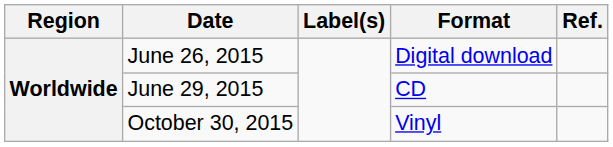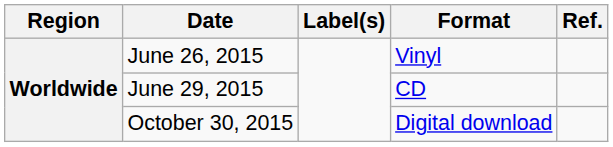(474, 55) Digital download -> (418, 55) Vinyl
(418, 123) Vinyl -> (474, 123) Digital download
